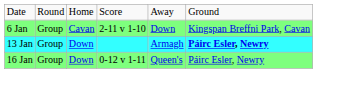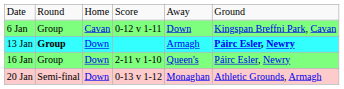(123, 28) 2-11 v 1-10 -> (138, 28) 0-12 v 1-11
(50, 44) normal -> (52, 44) bold
(123, 60) 0-12 v 1-11 -> (138, 60) 2-11 v 1-10
+ row: (20, 76)
